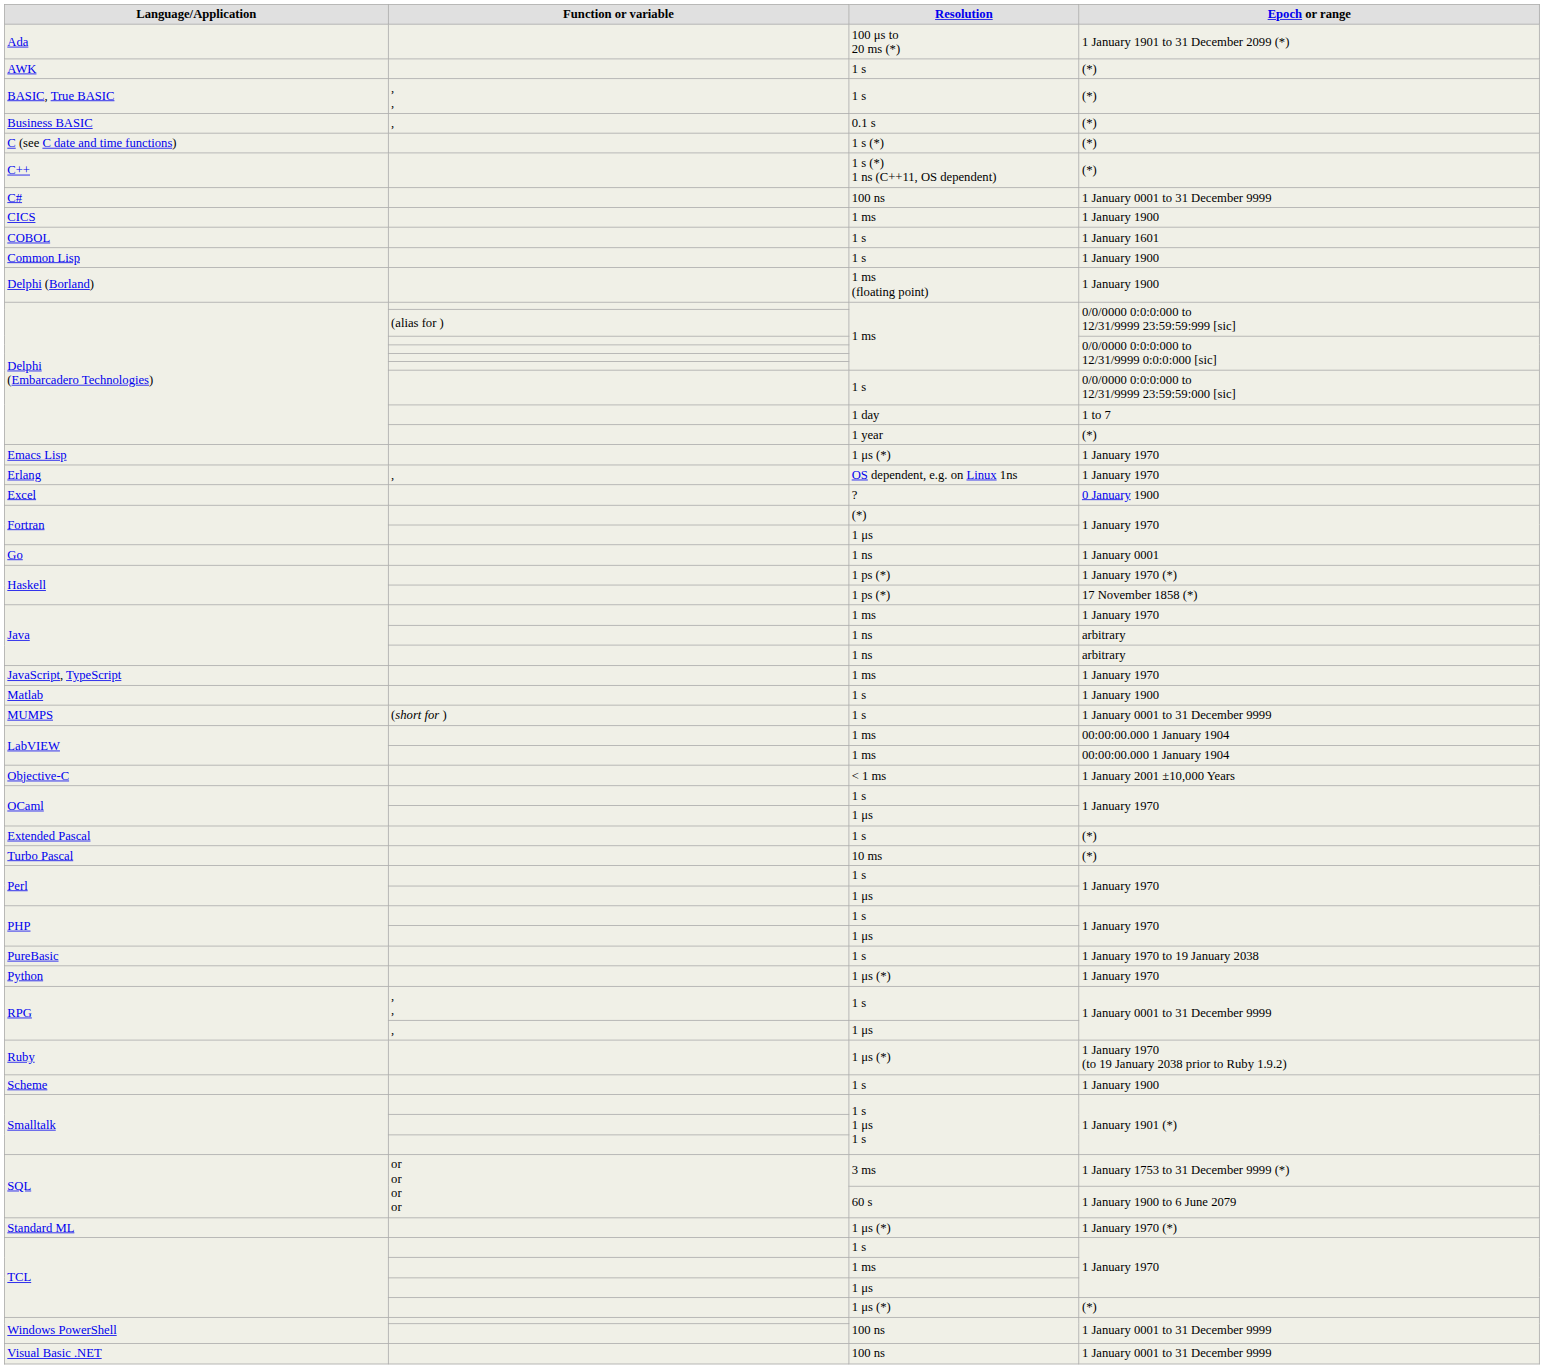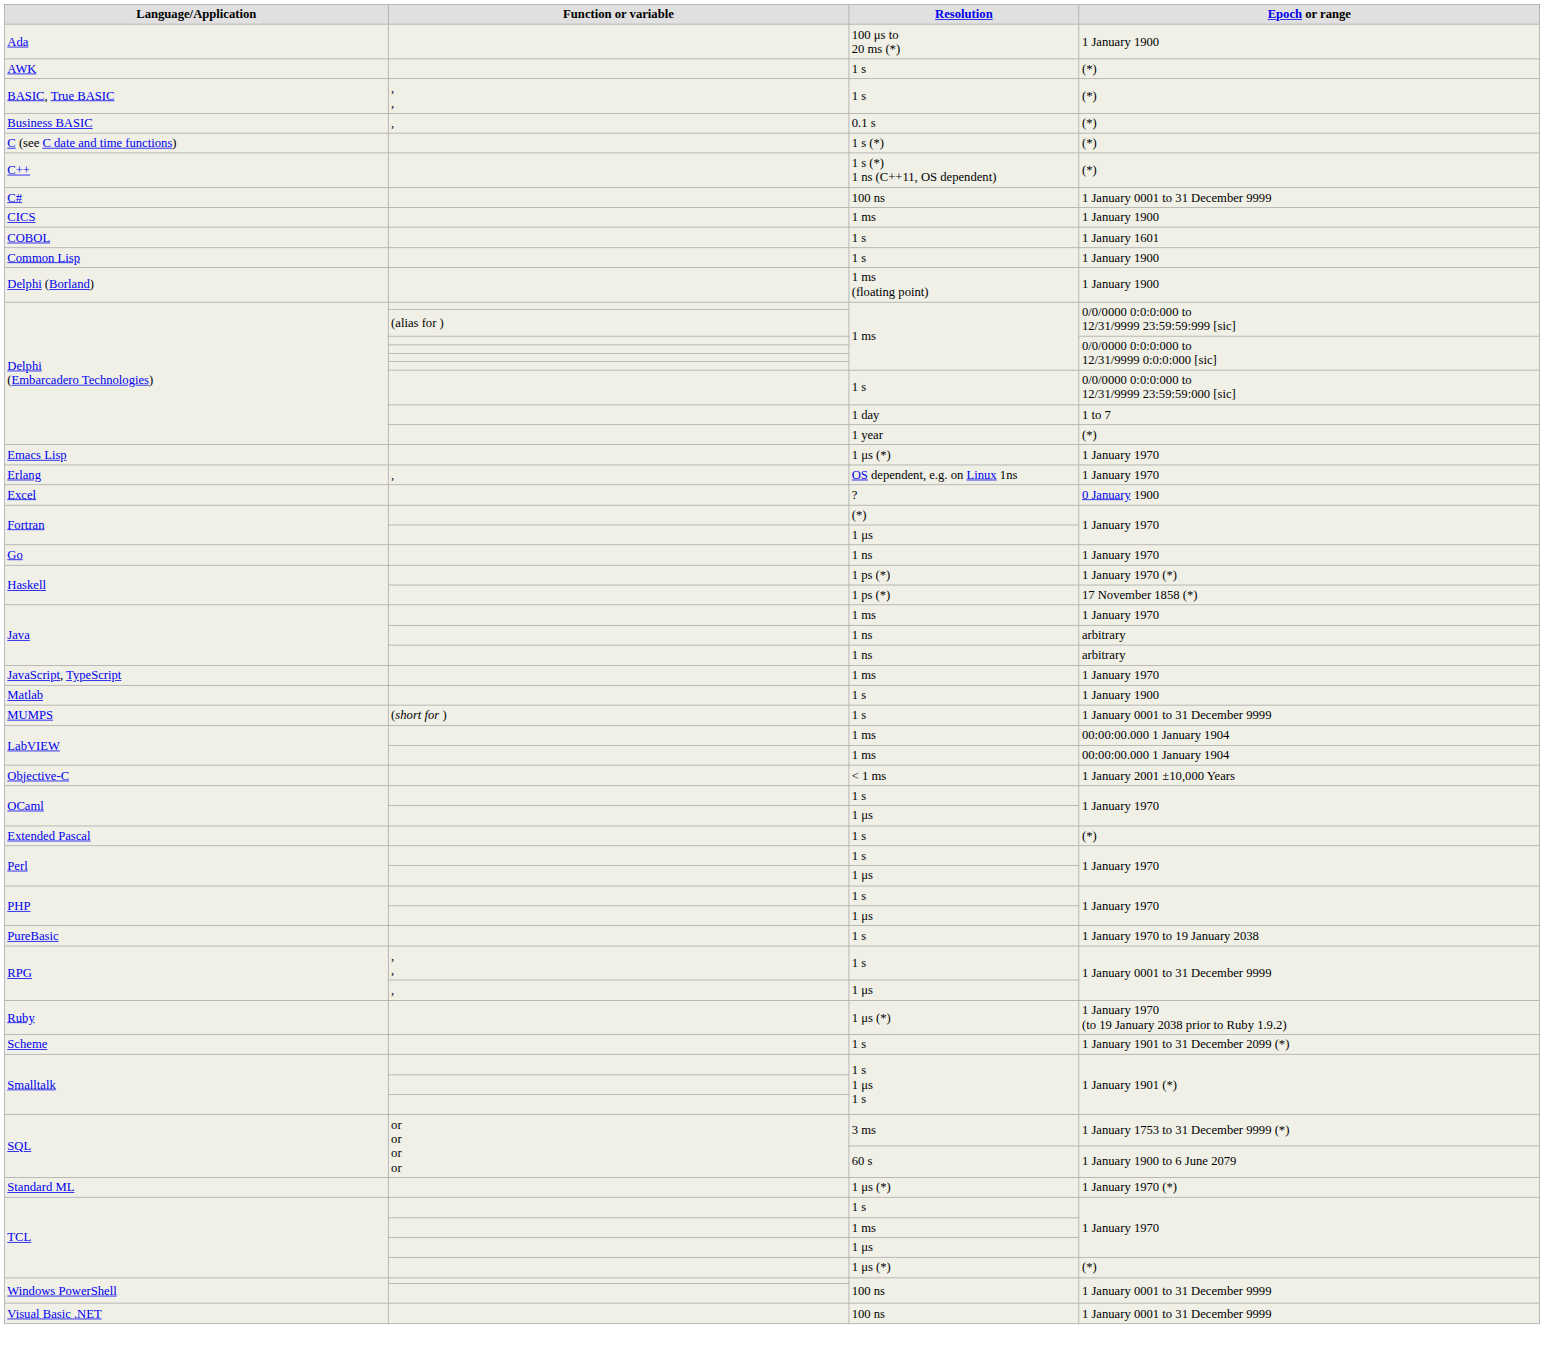(1186, 41) 1 January 1901 to 31 December 2099 (*) -> (1121, 41) 1 January 1900
(1121, 555) 1 January 0001 -> (1121, 555) 1 January 1970
- row: (40, 855)
- row: (25, 976)
(1121, 1084) 1 January 1900 -> (1186, 1044) 1 January 1901 to 31 December 2099 (*)
